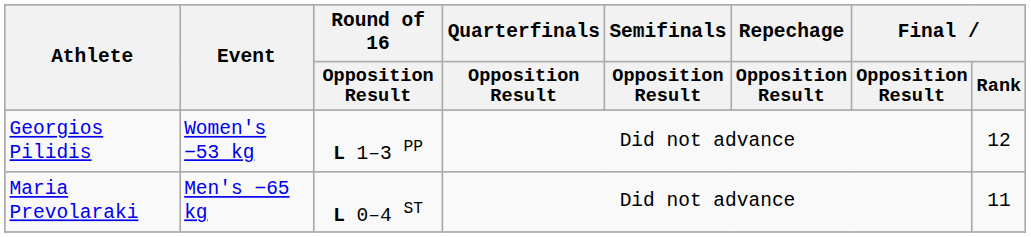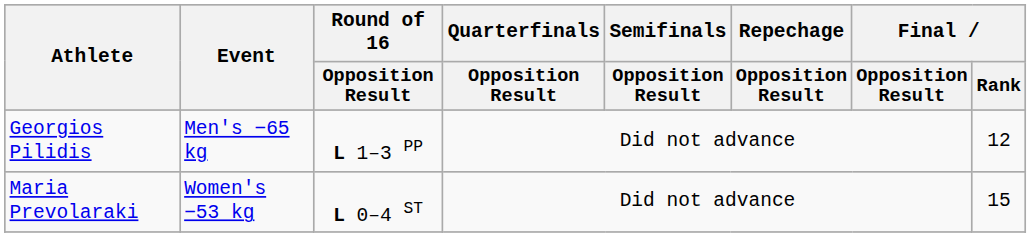(225, 140) Women's −53 kg -> (237, 140) Men's −65 kg
(237, 201) Men's −65 kg -> (225, 201) Women's −53 kg
(999, 201) 11 -> (999, 201) 15
